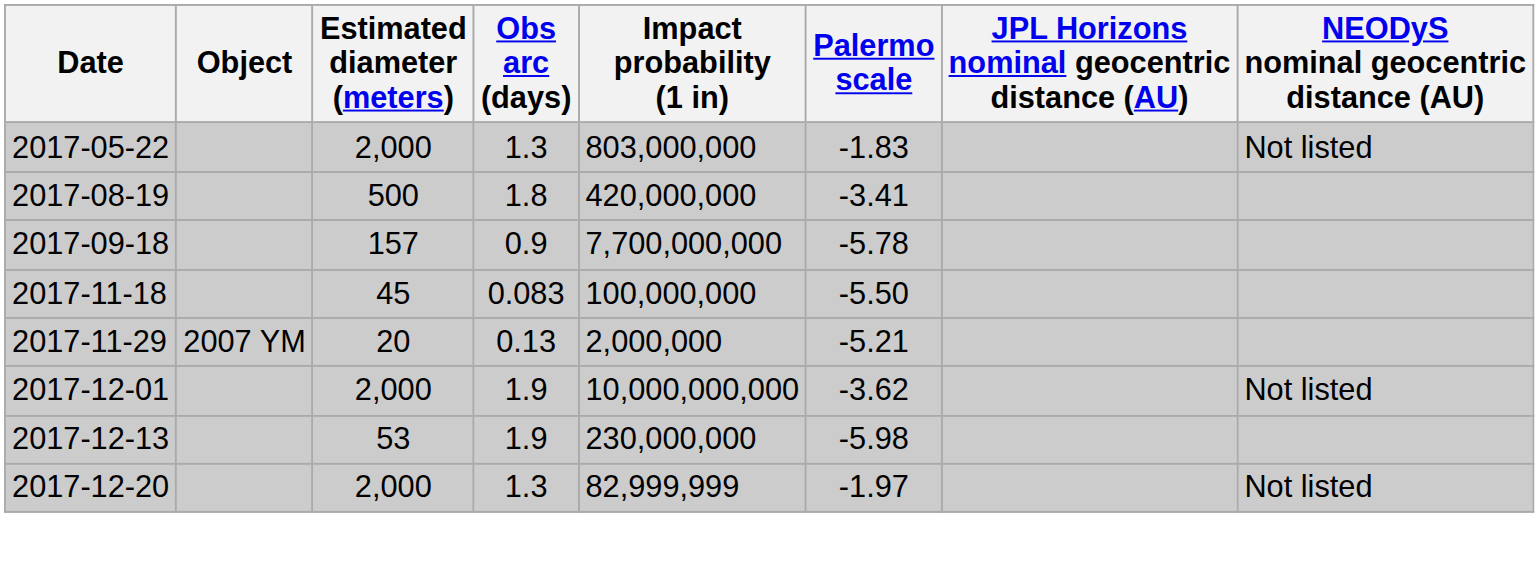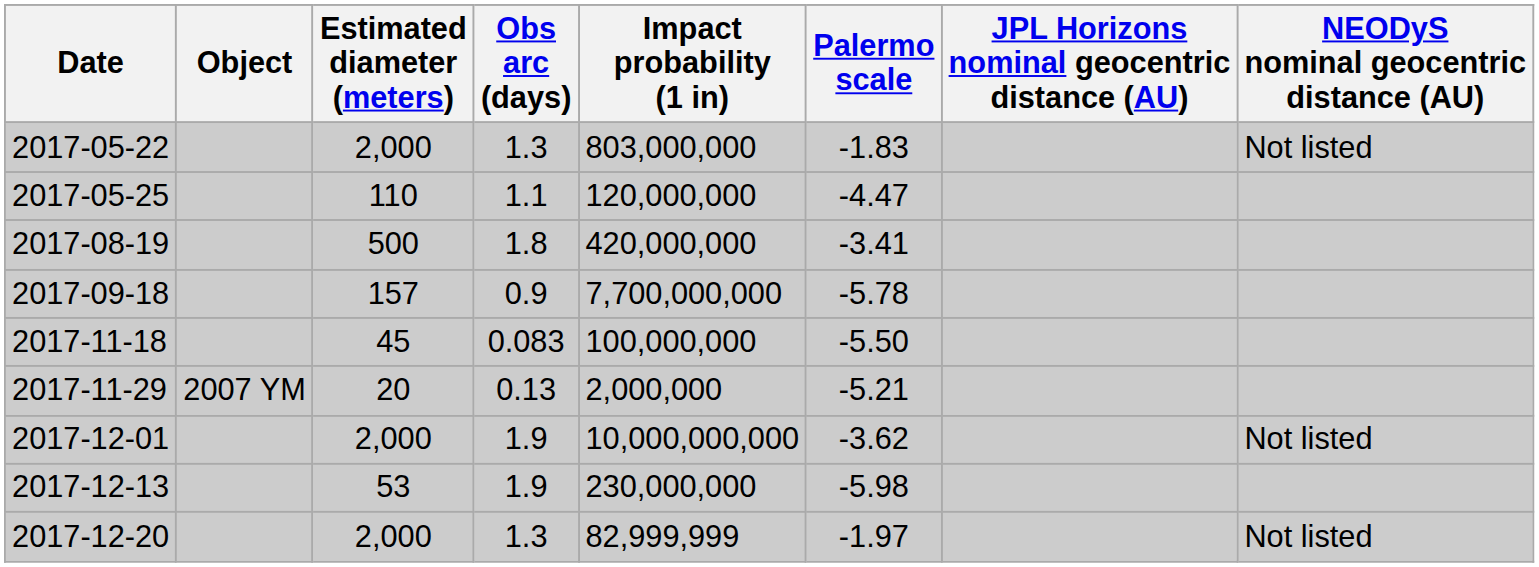+ row: (91, 195)
